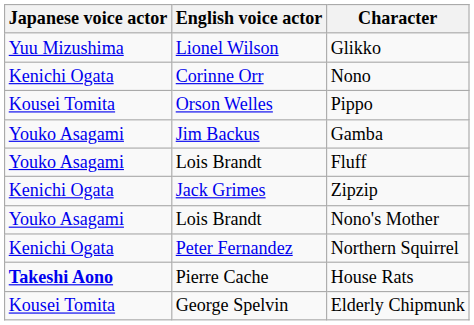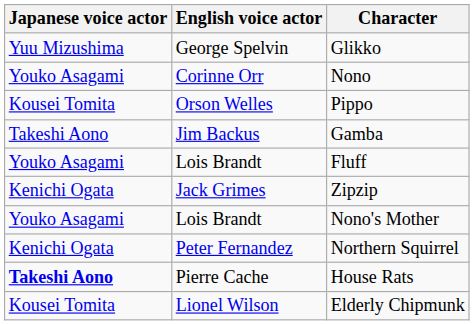(227, 47) Lionel Wilson -> (232, 47) George Spelvin
(61, 76) Kenichi Ogata -> (66, 76) Youko Asagami
(66, 133) Youko Asagami -> (59, 133) Takeshi Aono
(232, 305) George Spelvin -> (227, 305) Lionel Wilson
